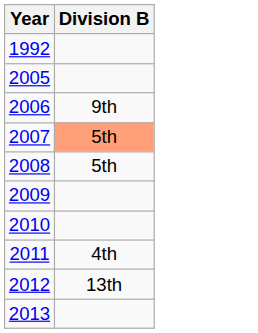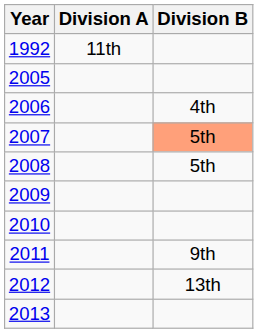+ column: (104, 19)
(104, 107) 9th -> (203, 107) 4th
(104, 254) 4th -> (203, 254) 9th
